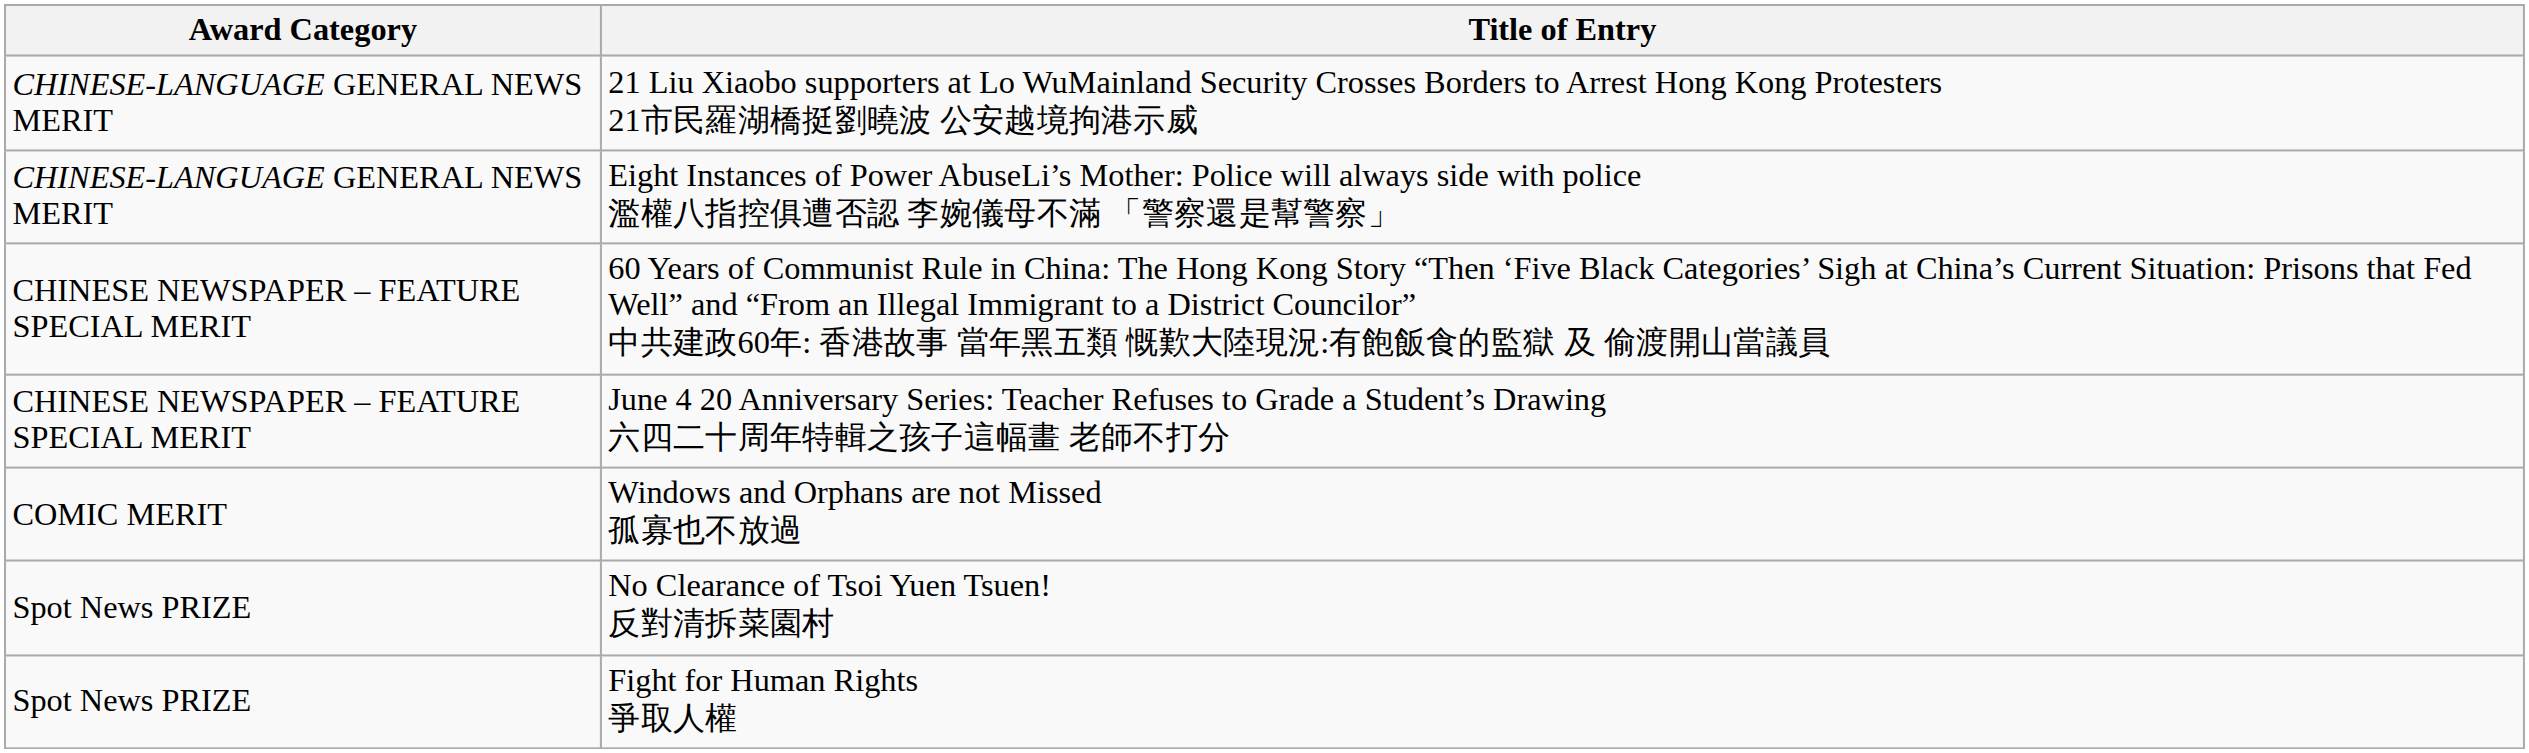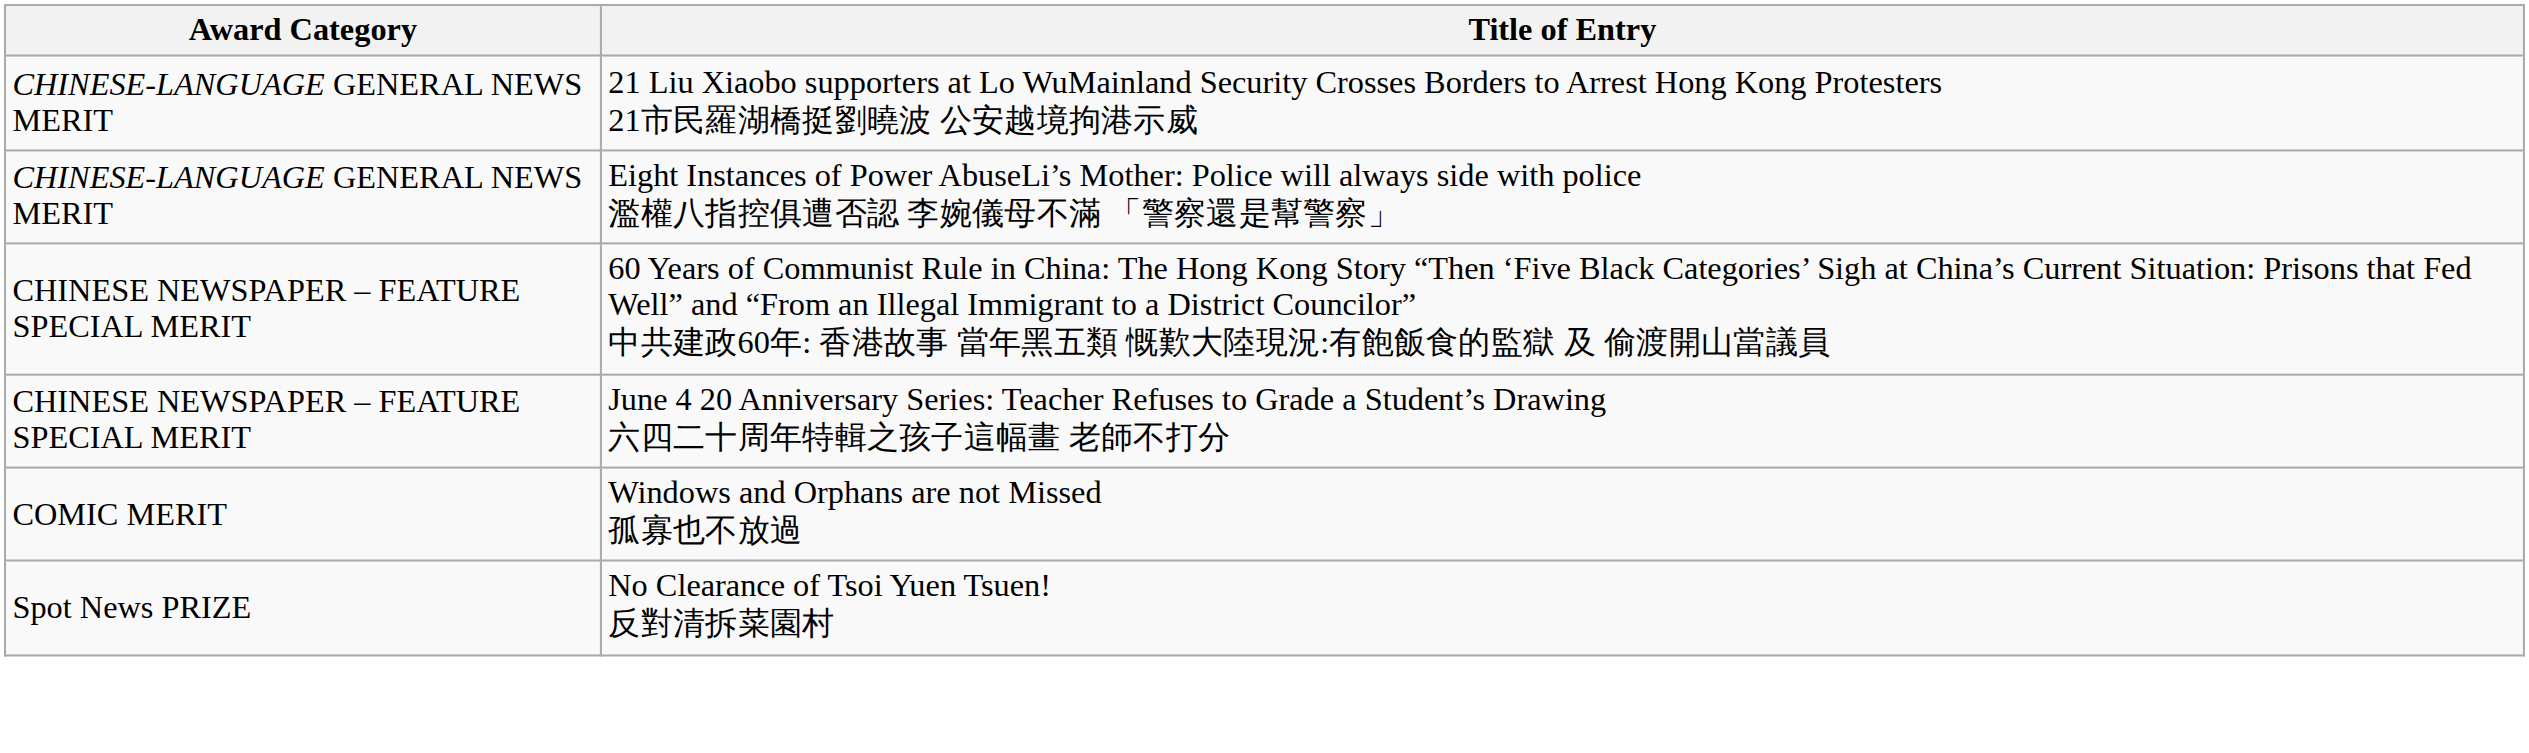- row: (763, 699)
